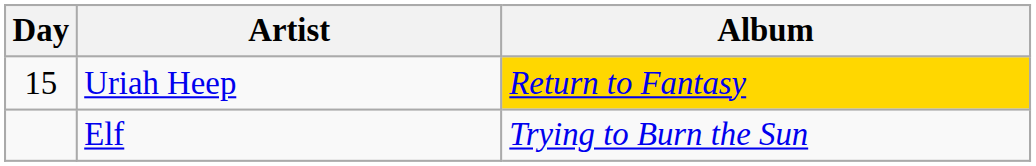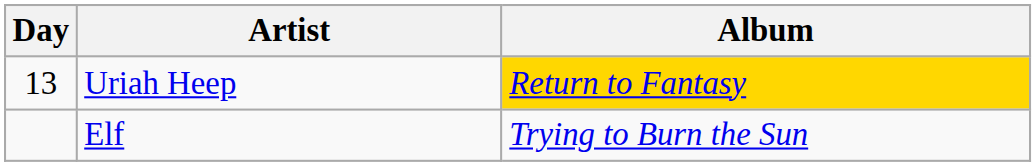(41, 82) 15 -> (41, 82) 13
